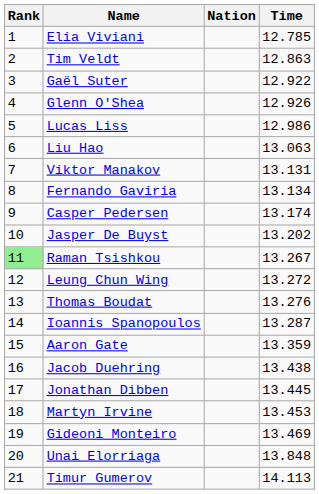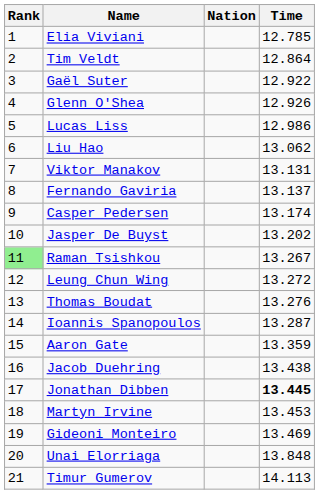(287, 60) 12.863 -> (287, 60) 12.864
(287, 148) 13.063 -> (287, 148) 13.062
(287, 192) 13.134 -> (287, 192) 13.137
(287, 390) normal -> (287, 390) bold
